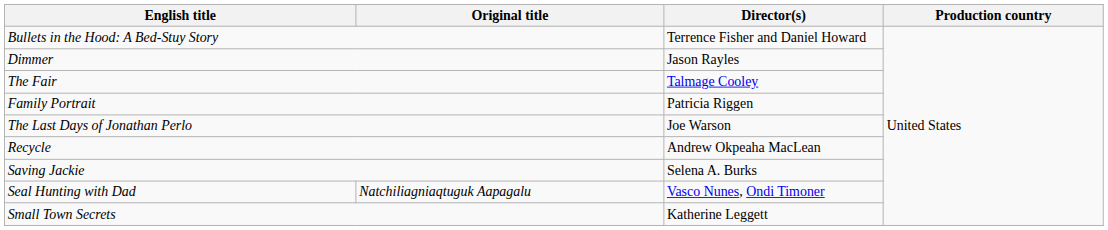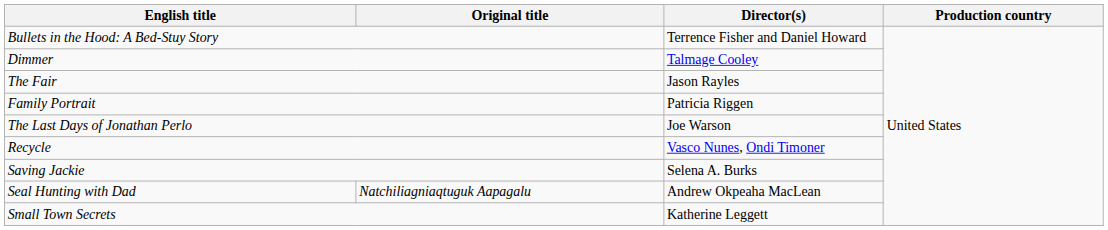(703, 59) Jason Rayles -> (713, 59) Talmage Cooley
(713, 81) Talmage Cooley -> (703, 81) Jason Rayles
(744, 147) Andrew Okpeaha MacLean -> (746, 147) Vasco Nunes, Ondi Timoner
(746, 192) Vasco Nunes, Ondi Timoner -> (744, 192) Andrew Okpeaha MacLean
